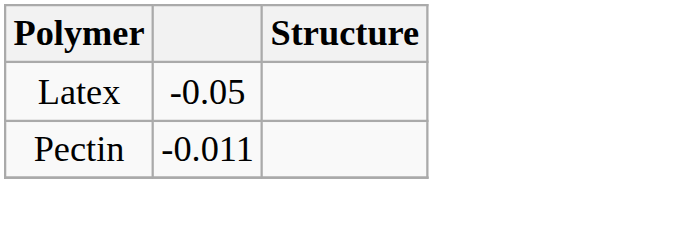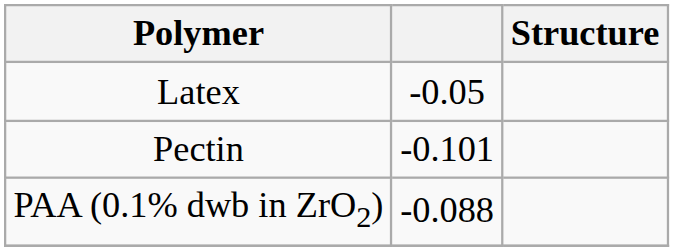(208, 148) -0.011 -> (447, 148) -0.101
+ row: (198, 210)
